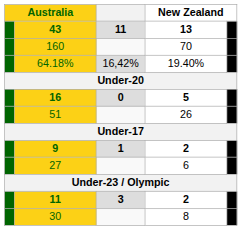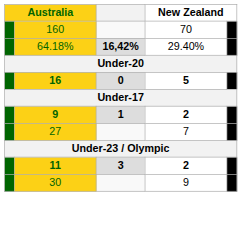- row: (55, 30)
(121, 64) normal -> (121, 47) bold
(186, 64) 19.40% -> (186, 47) 29.40%
- row: (55, 115)
(186, 166) 6 -> (186, 132) 7
(186, 217) 8 -> (186, 183) 9
